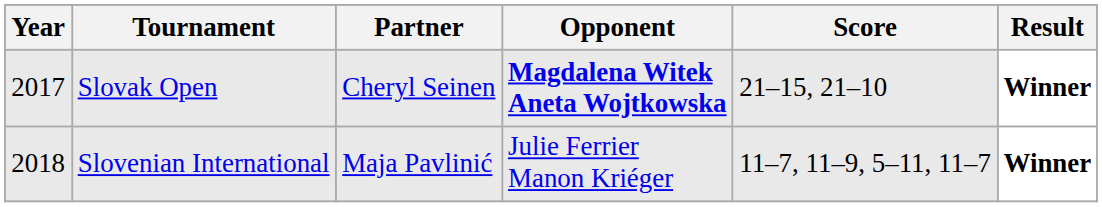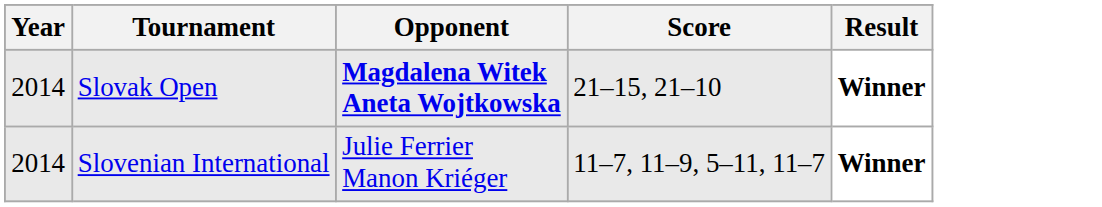- column: (419, 27)
(38, 87) 2017 -> (38, 87) 2014
(38, 163) 2018 -> (38, 163) 2014
